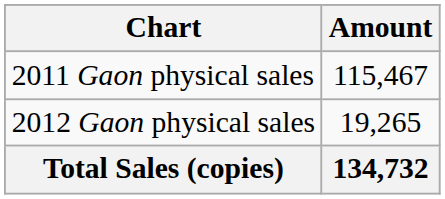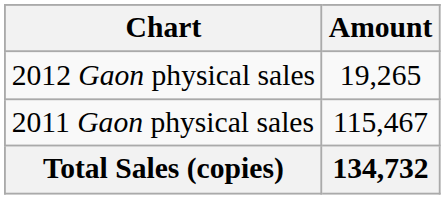rows swapped: (163, 74) <-> (163, 121)
